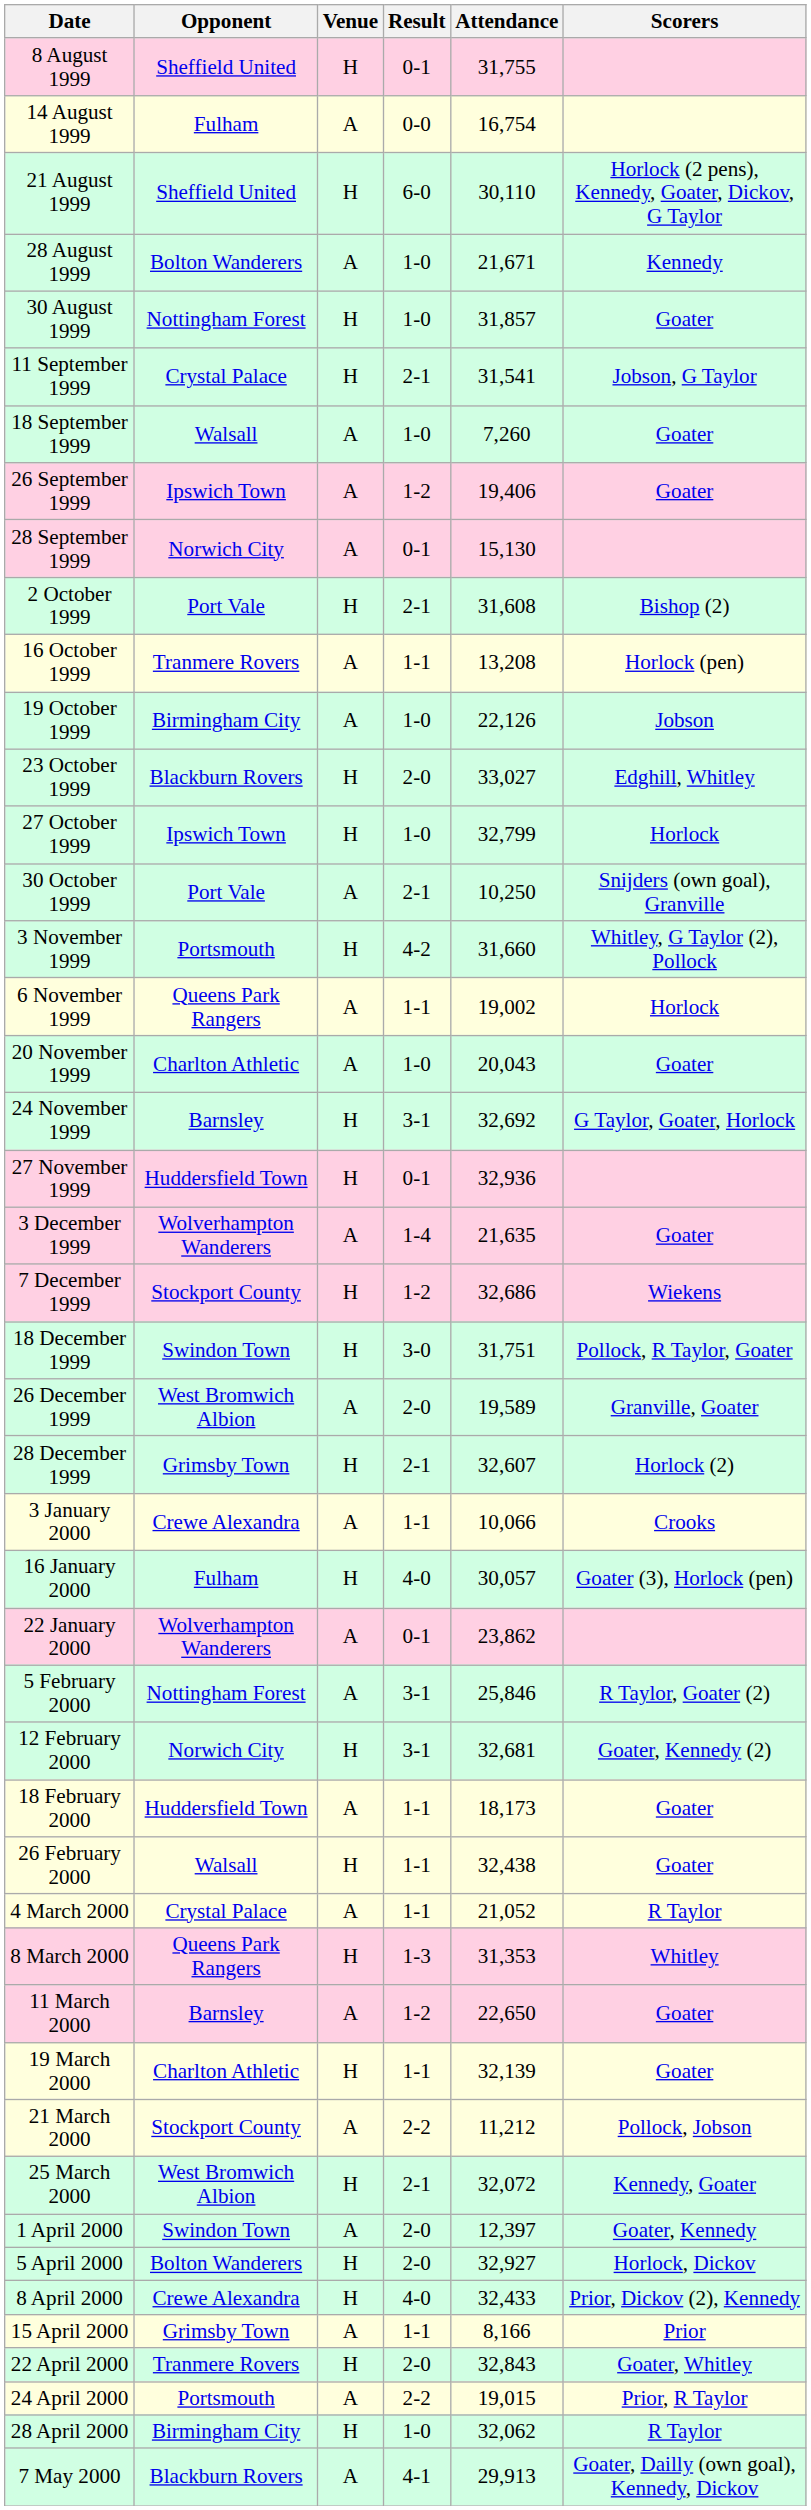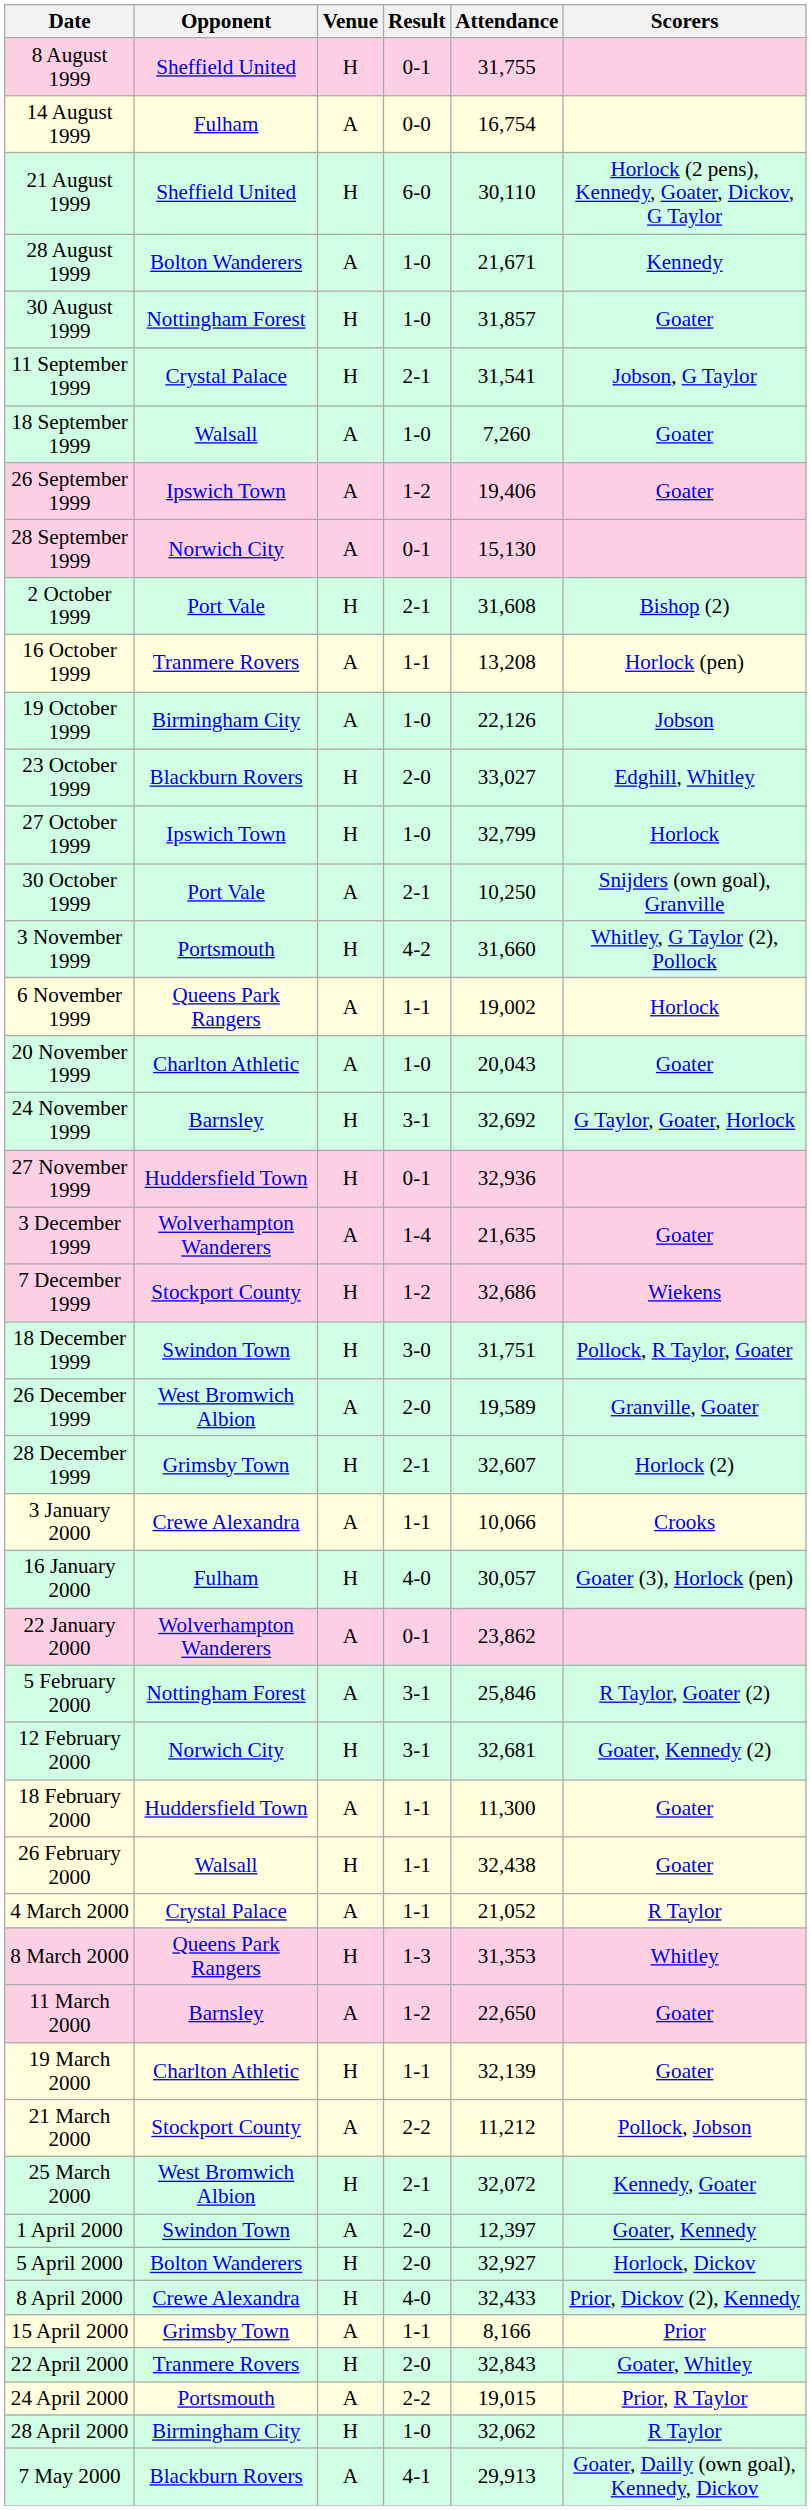(507, 1808) 18,173 -> (507, 1808) 11,300
